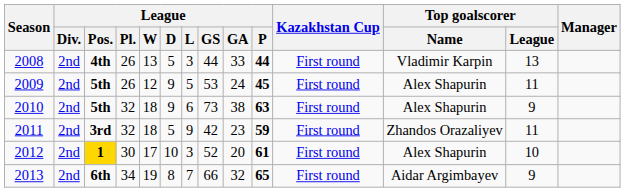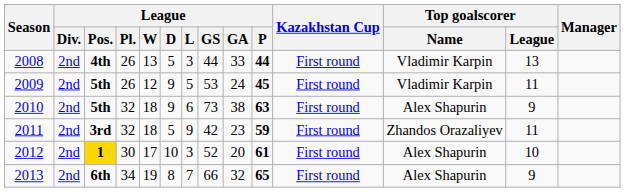(445, 84) Alex Shapurin -> (445, 84) Vladimir Karpin
(445, 175) Aidar Argimbayev -> (445, 175) Alex Shapurin
